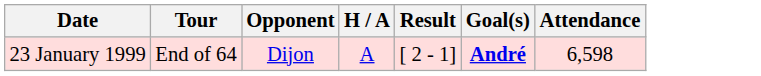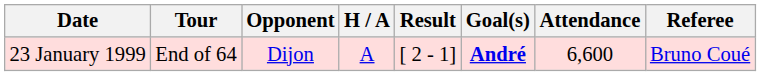+ column: (700, 20)
(590, 53) 6,598 -> (590, 53) 6,600
